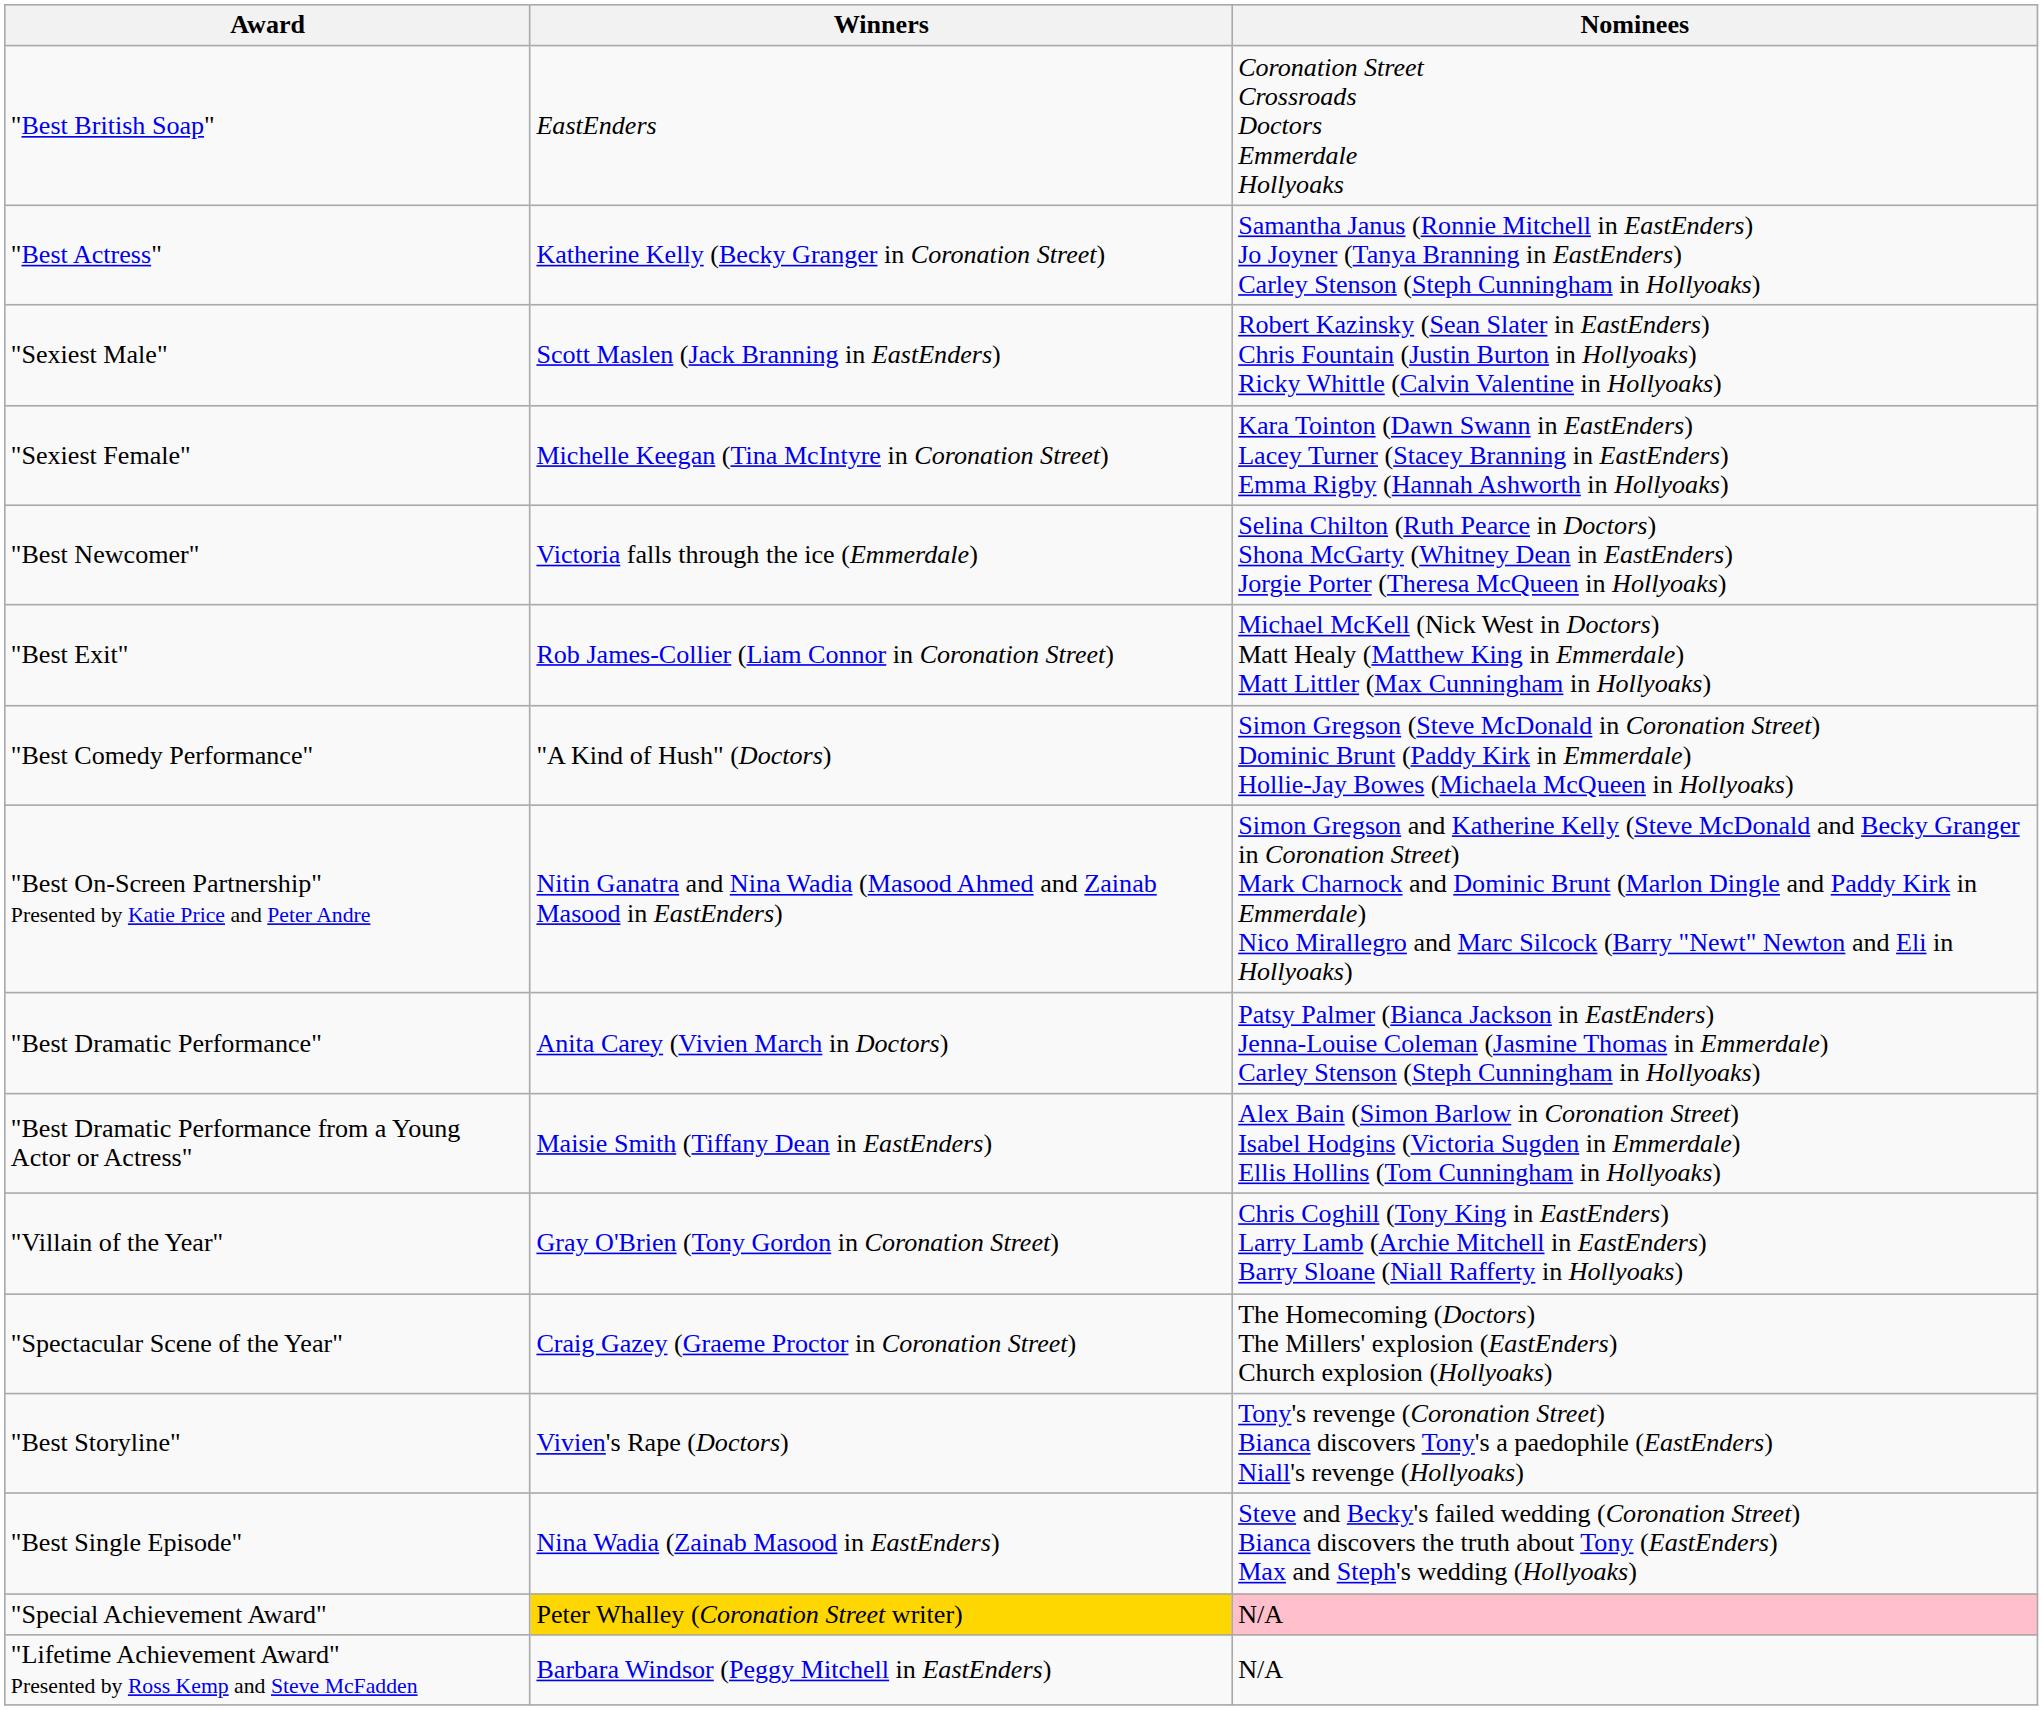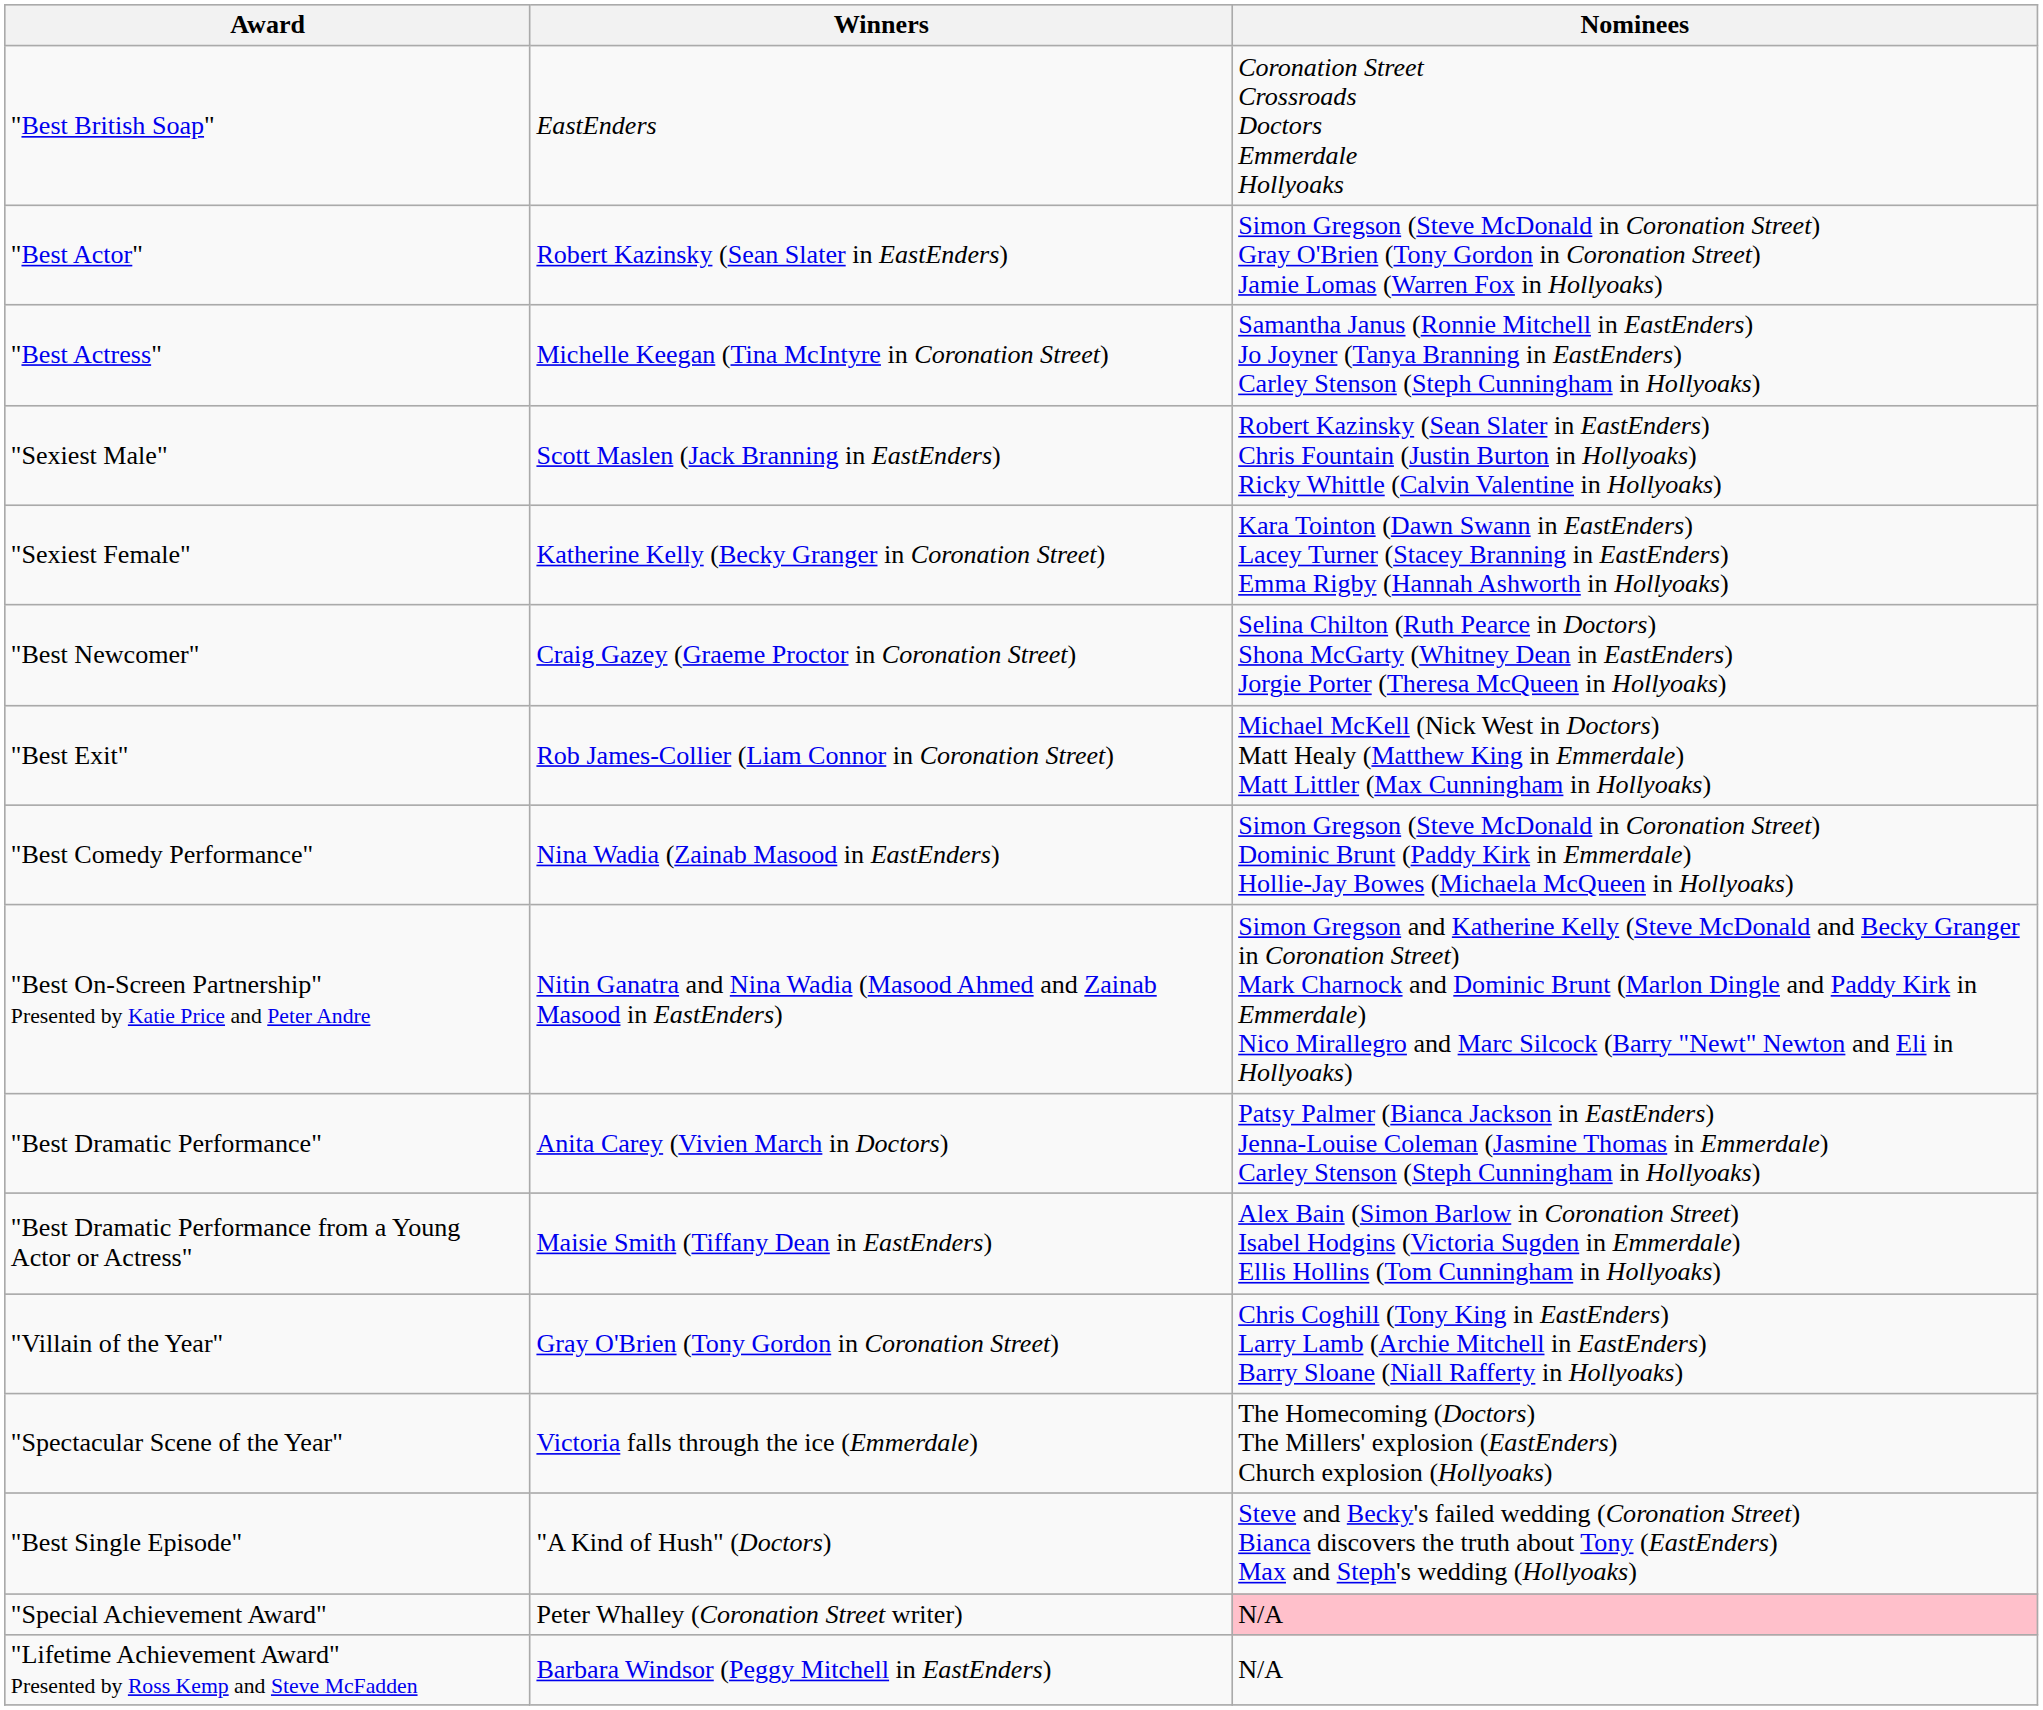+ row: (77, 254)
(821, 254) Katherine Kelly (Becky Granger in Coronation Street) -> (823, 354) Michelle Keegan (Tina McIntyre in Coronation Street)
(823, 454) Michelle Keegan (Tina McIntyre in Coronation Street) -> (821, 554) Katherine Kelly (Becky Granger in Coronation Street)
(757, 554) Victoria falls through the ice (Emmerdale) -> (806, 654) Craig Gazey (Graeme Proctor in Coronation Street)
(684, 754) "A Kind of Hush" (Doctors) -> (768, 854) Nina Wadia (Zainab Masood in EastEnders)
(806, 1343) Craig Gazey (Graeme Proctor in Coronation Street) -> (757, 1443) Victoria falls through the ice (Emmerdale)
- row: (96, 1443)
(768, 1543) Nina Wadia (Zainab Masood in EastEnders) -> (684, 1543) "A Kind of Hush" (Doctors)
(750, 1613) gold background -> (750, 1613) no background
